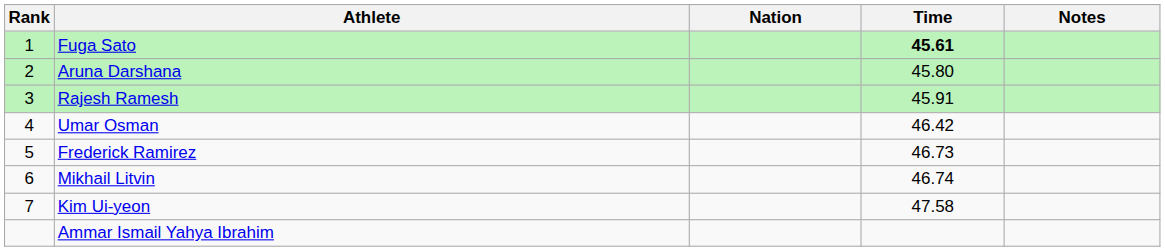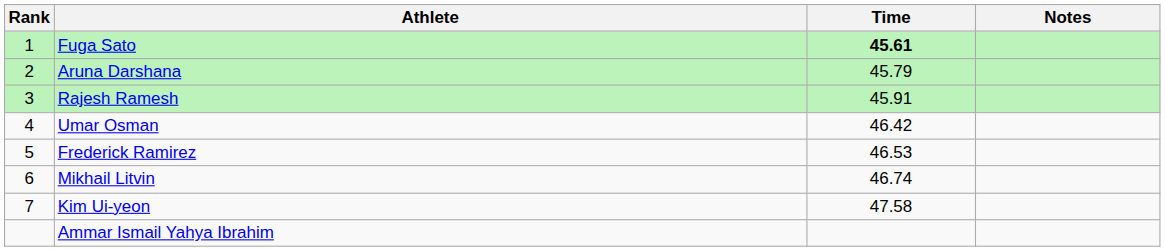- column: (776, 17)
(933, 71) 45.80 -> (891, 71) 45.79
(933, 152) 46.73 -> (891, 152) 46.53
